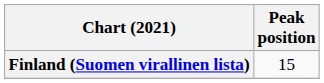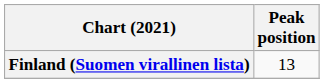(287, 64) 15 -> (287, 64) 13
